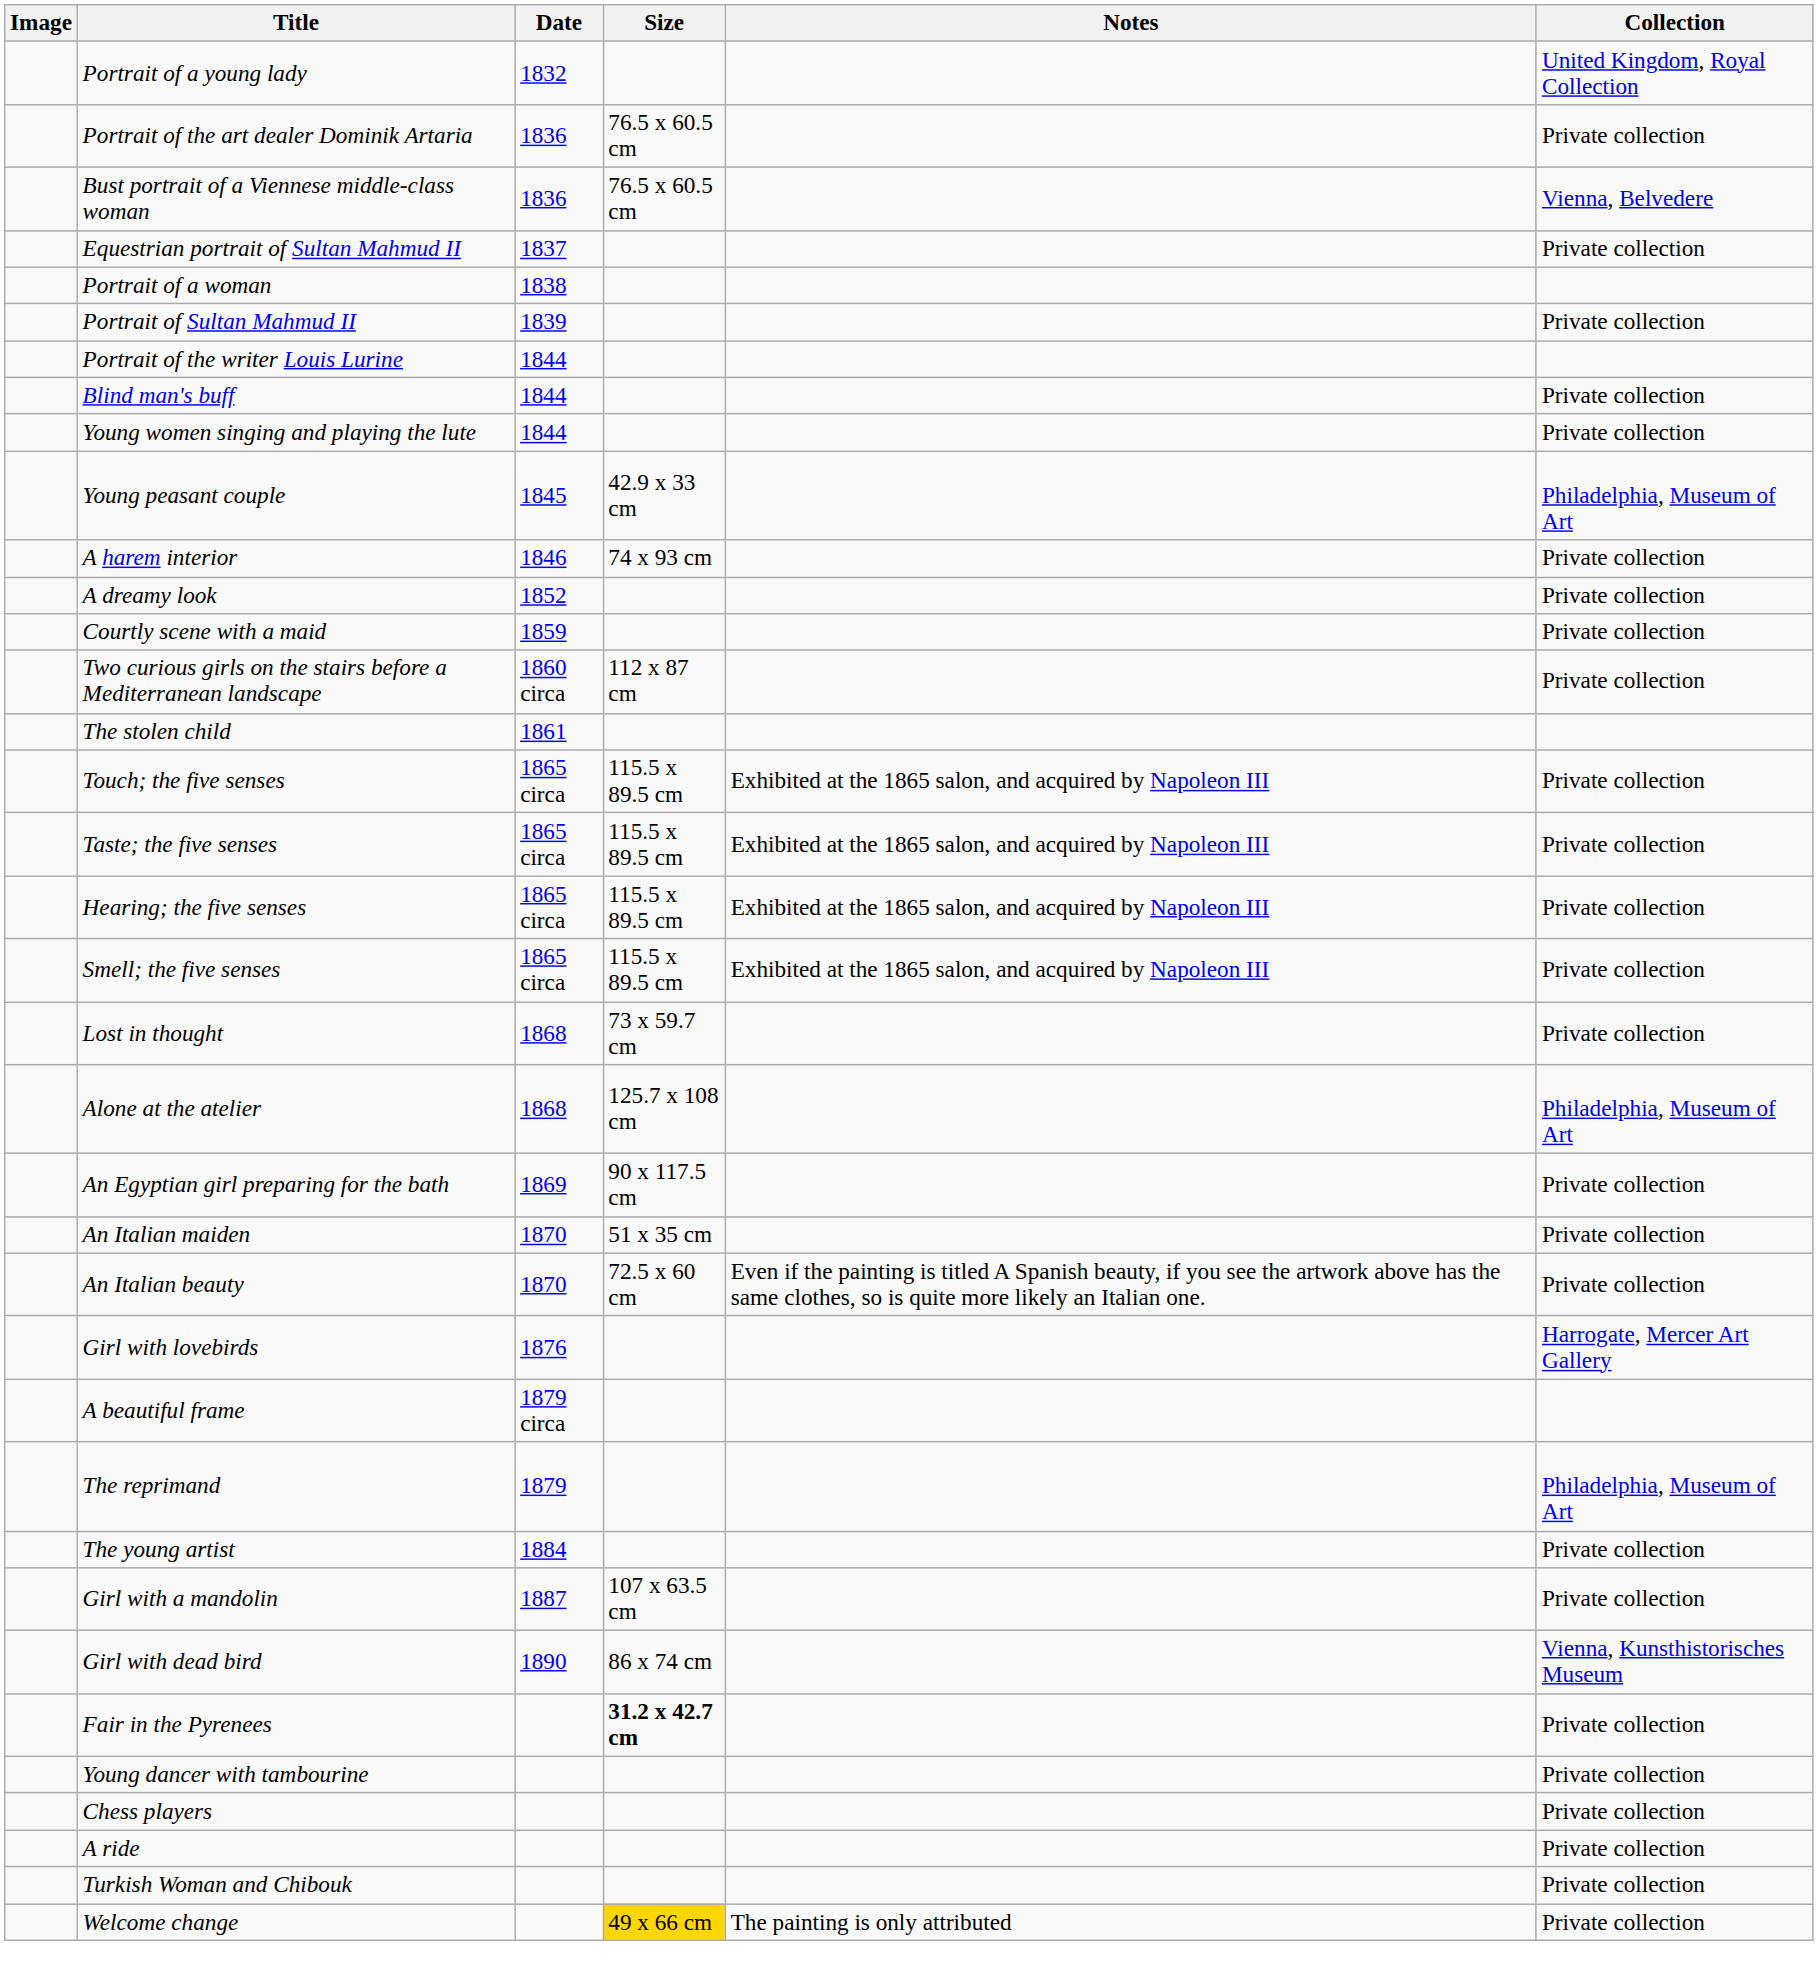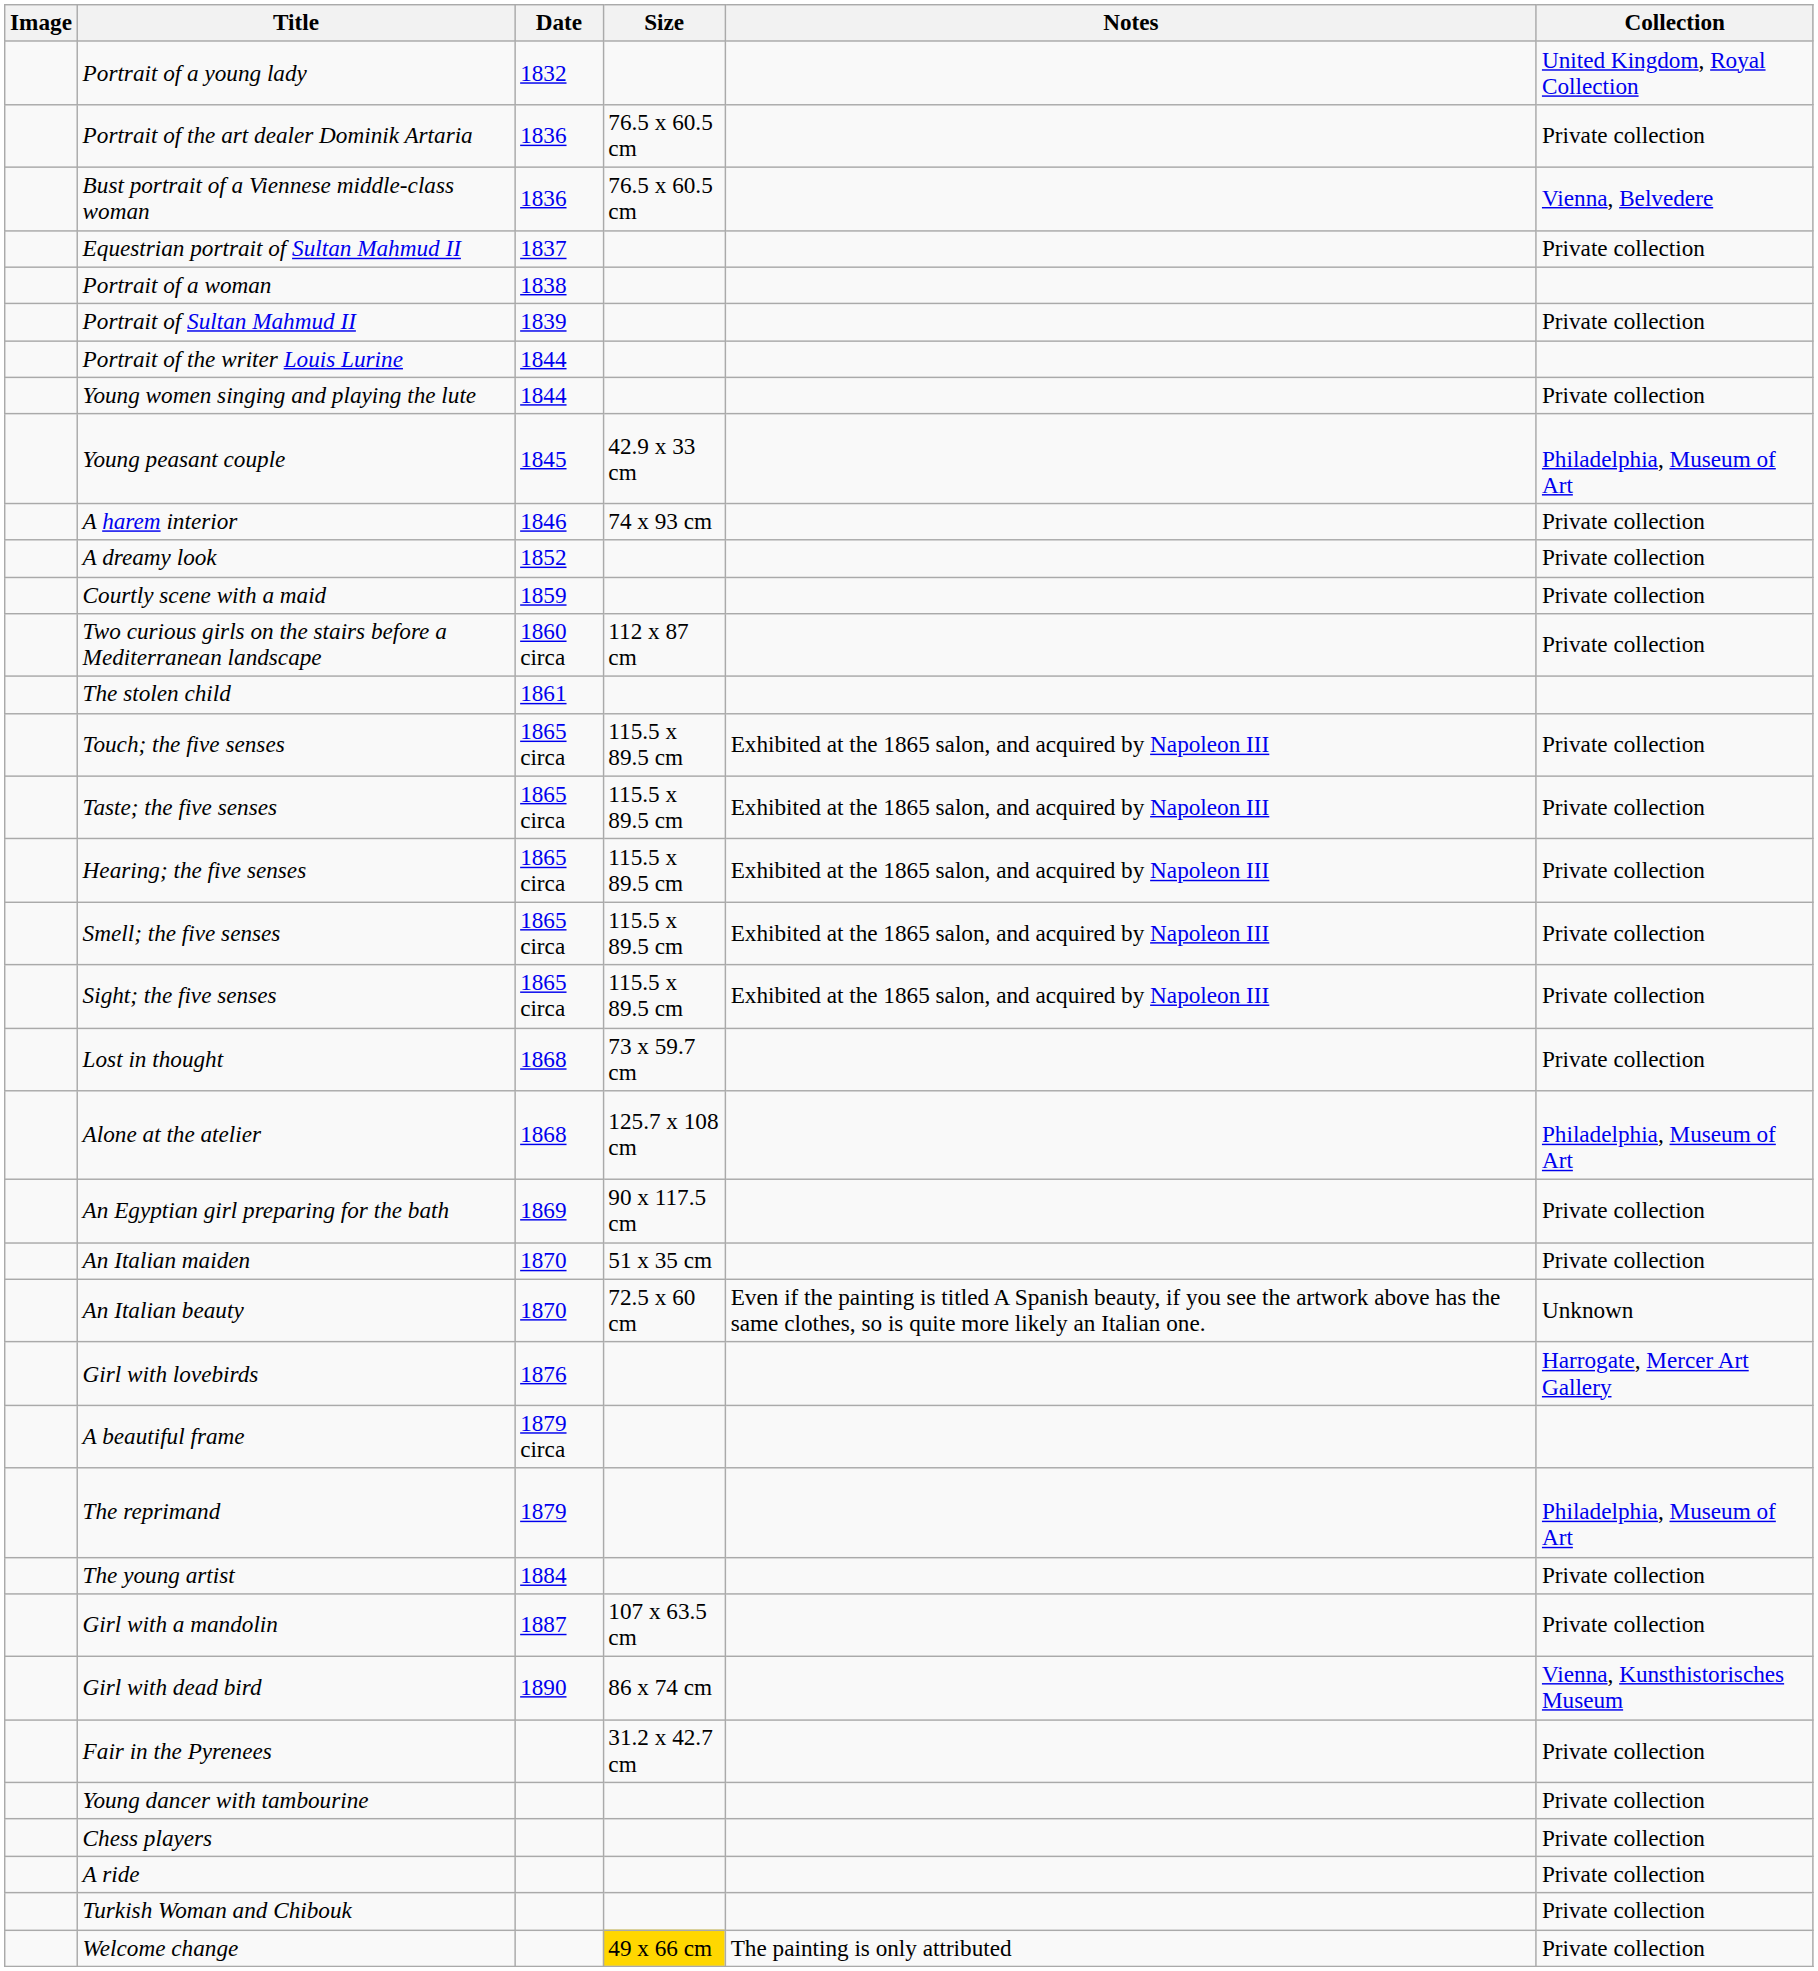- row: (159, 395)
+ row: (180, 996)
(1623, 1284) Private collection -> (1588, 1310) Unknown
(661, 1724) bold -> (661, 1750) normal
